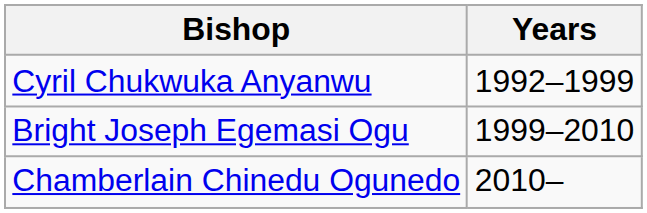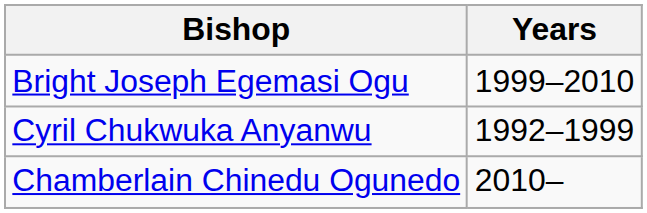rows swapped: (192, 80) <-> (211, 130)
